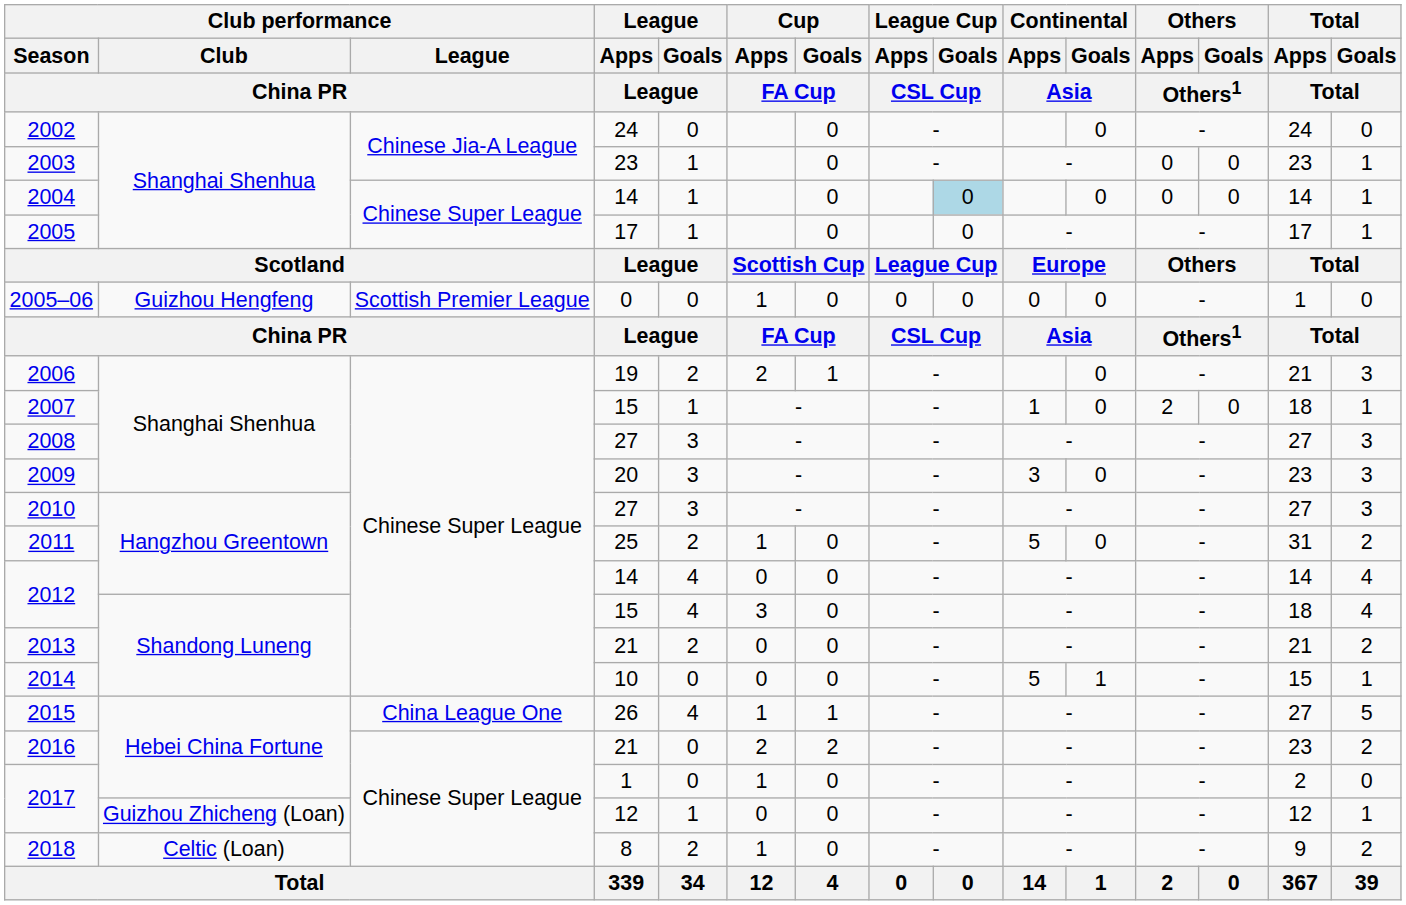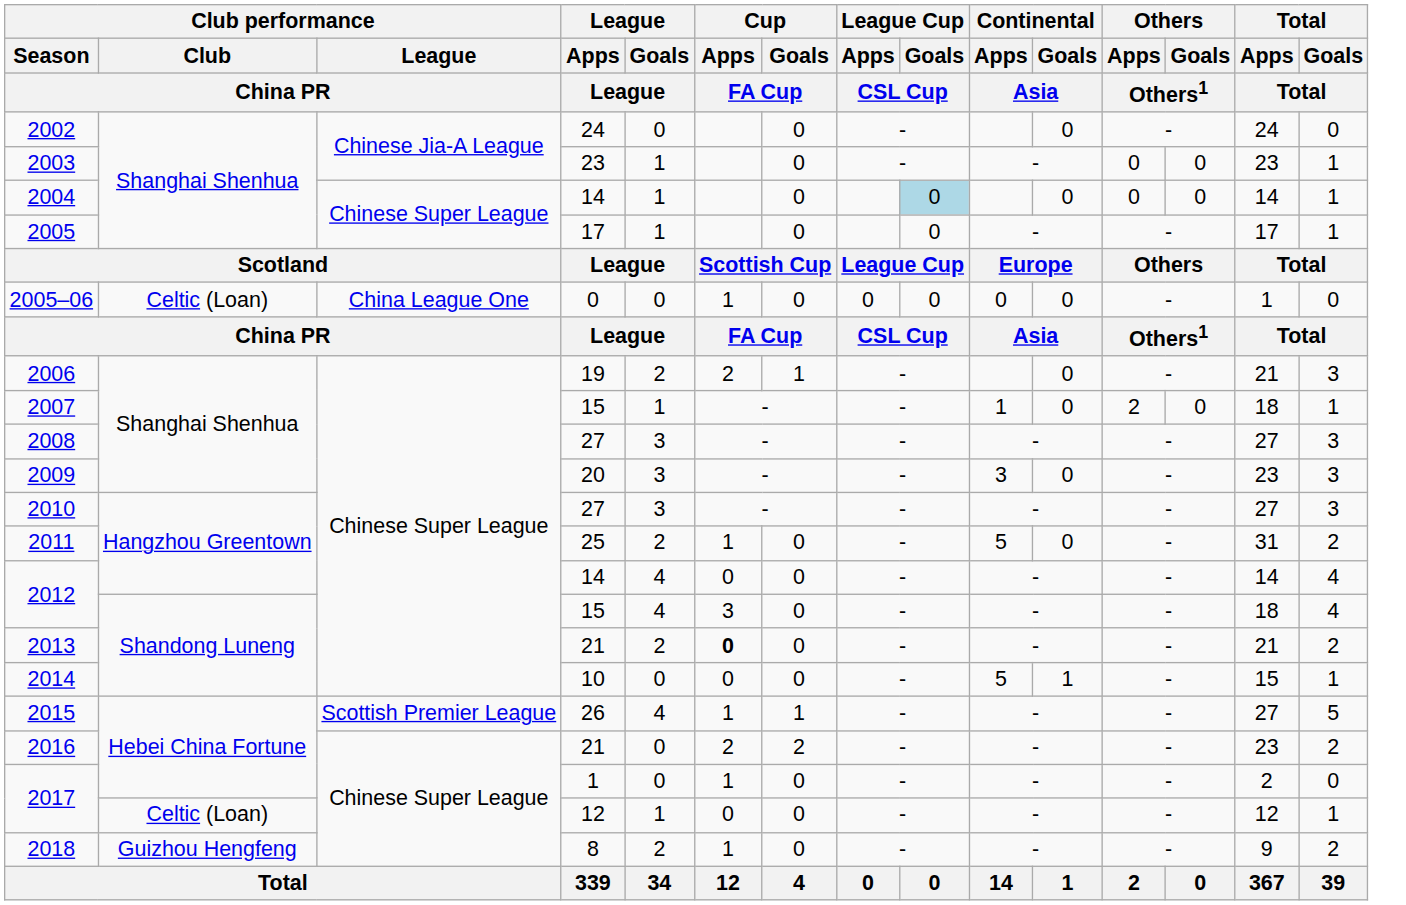(224, 299) Guizhou Hengfeng -> (207, 299) Celtic (Loan)
(472, 299) Scottish Premier League -> (439, 299) China League One
(761, 645) normal -> (728, 645) bold
(472, 713) China League One -> (439, 713) Scottish Premier League
(224, 815) Guizhou Zhicheng (Loan) -> (207, 815) Celtic (Loan)
(224, 849) Celtic (Loan) -> (207, 849) Guizhou Hengfeng
